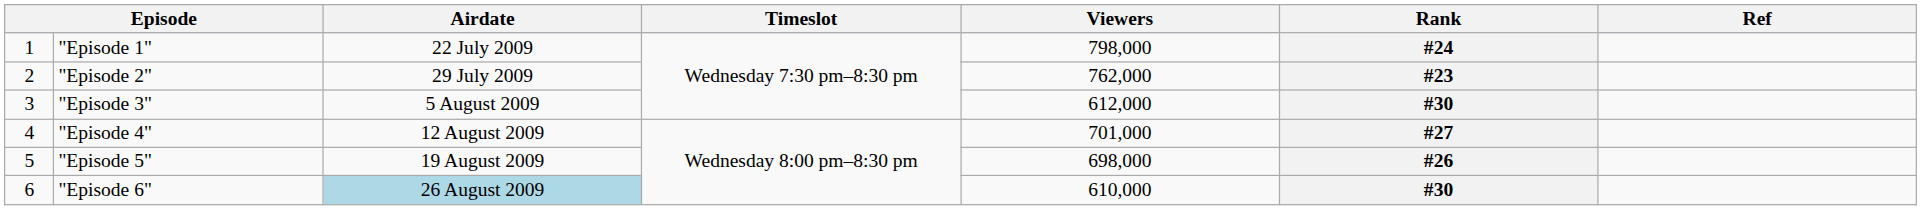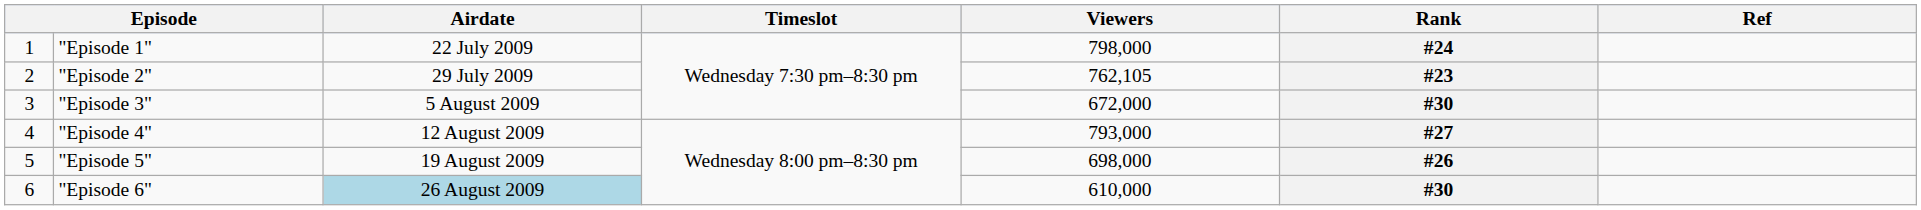(1120, 75) 762,000 -> (1120, 75) 762,105
(1120, 104) 612,000 -> (1120, 104) 672,000
(1120, 132) 701,000 -> (1120, 132) 793,000
